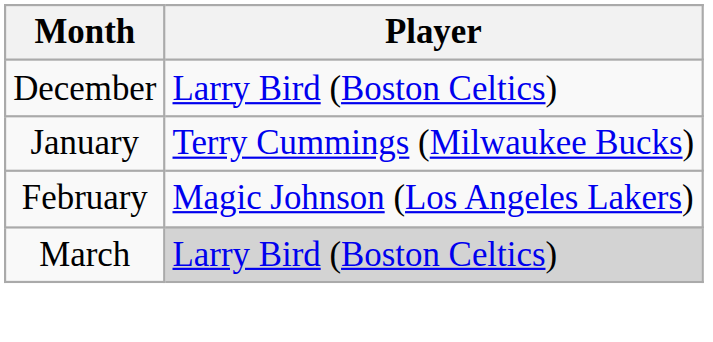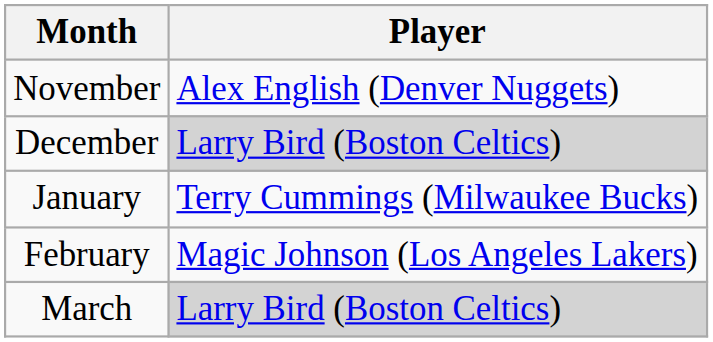+ row: (87, 87)
(365, 87) no background -> (369, 142) lightgrey background
